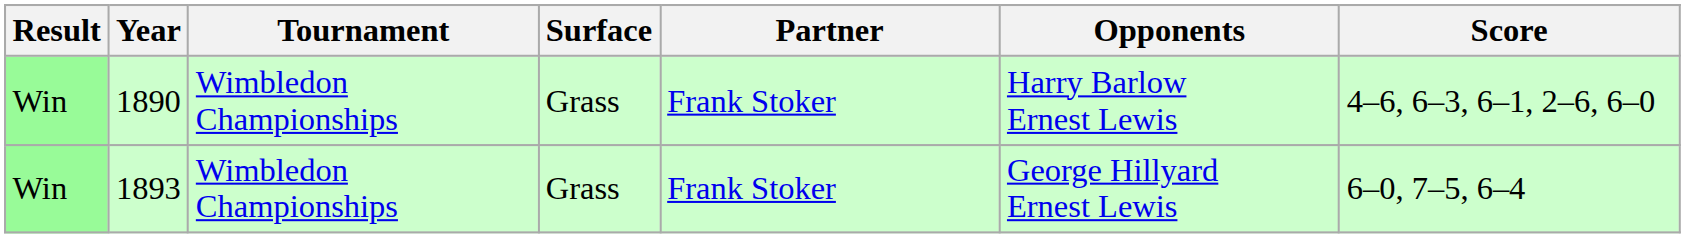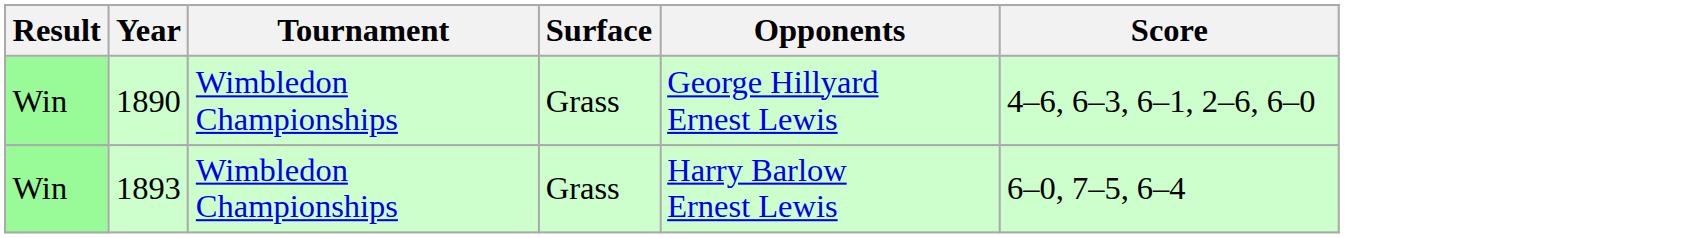- column: (830, 30)
(1097, 100) Harry Barlow Ernest Lewis -> (773, 100) George Hillyard Ernest Lewis
(1113, 188) George Hillyard Ernest Lewis -> (757, 188) Harry Barlow Ernest Lewis
